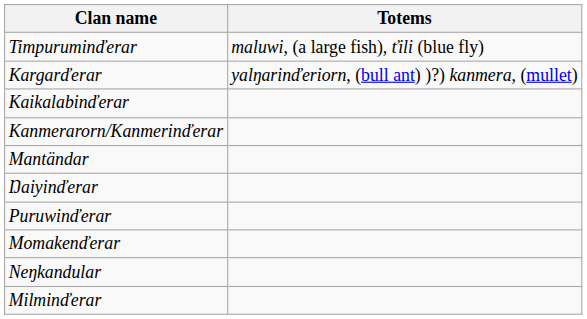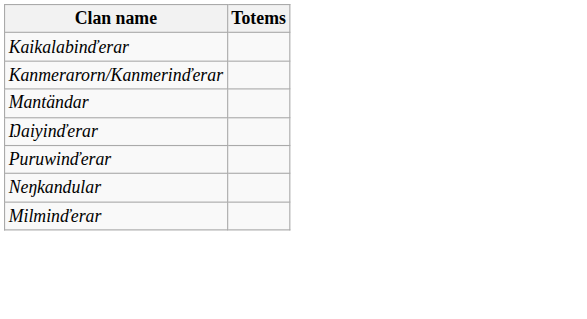- row: (73, 46)
- row: (55, 74)
- row: (64, 243)
